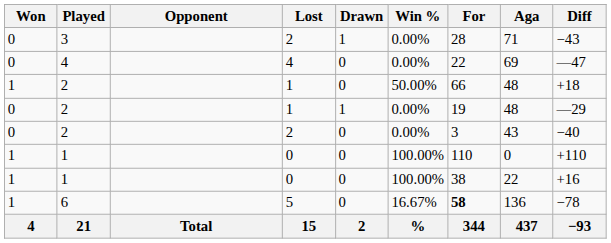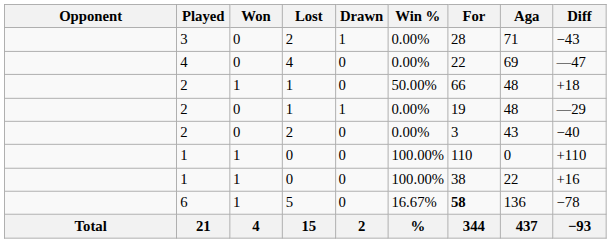columns swapped: (196, 16) <-> (31, 16)
